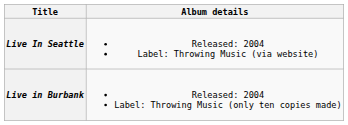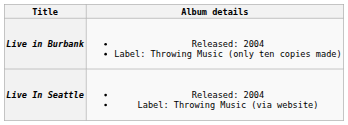rows swapped: (45, 95) <-> (45, 44)
